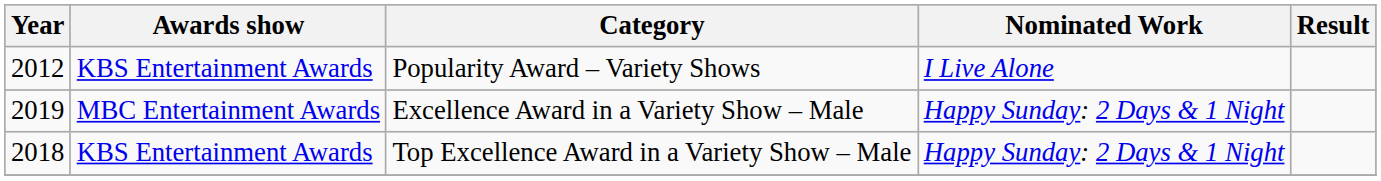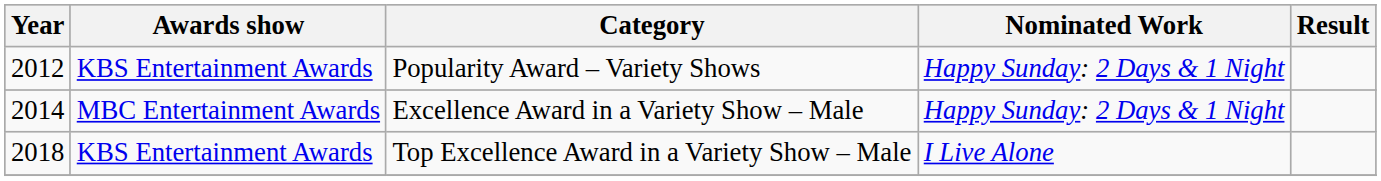(989, 68) I Live Alone -> (1104, 68) Happy Sunday: 2 Days & 1 Night
(38, 110) 2019 -> (38, 110) 2014
(1104, 152) Happy Sunday: 2 Days & 1 Night -> (989, 152) I Live Alone
